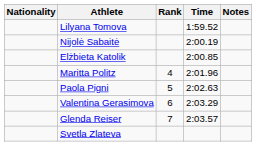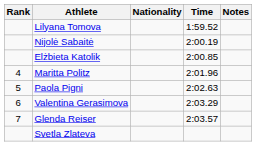columns swapped: (170, 12) <-> (31, 12)
